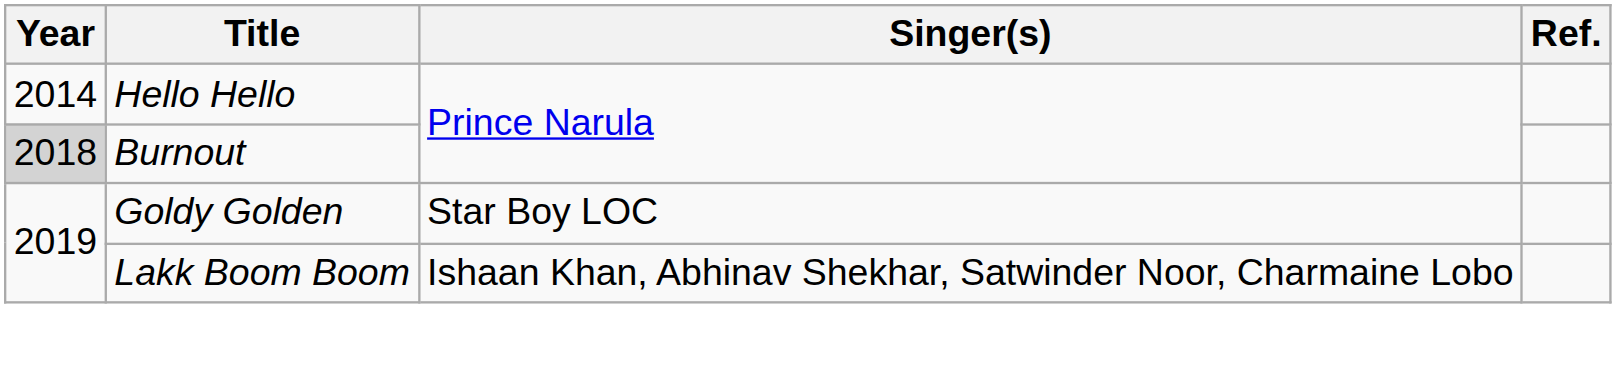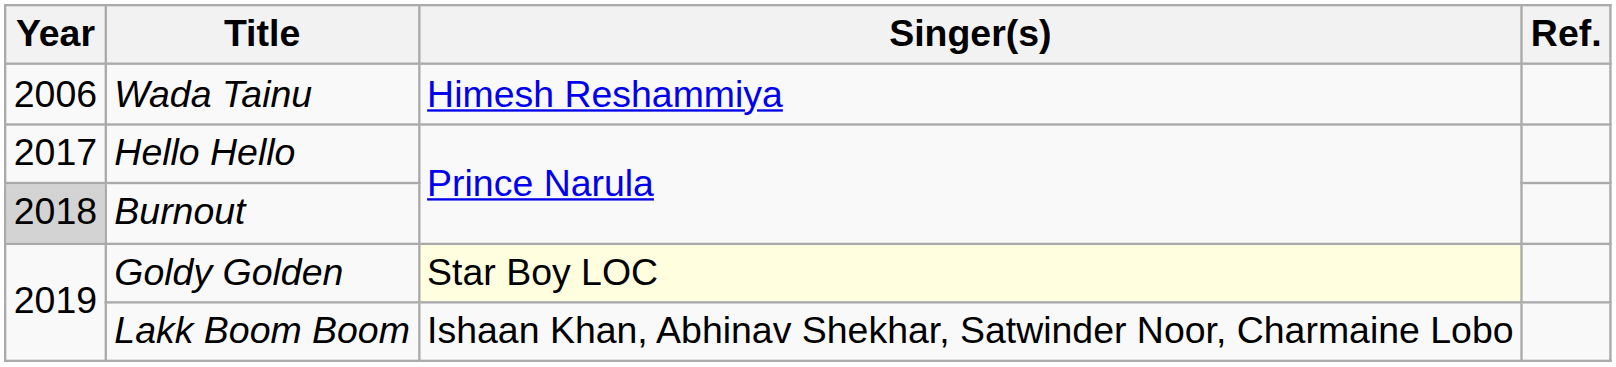+ row: (213, 93)
(55, 93) 2014 -> (55, 152) 2017
(543, 212) no background -> (543, 271) lightyellow background
